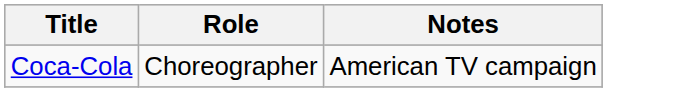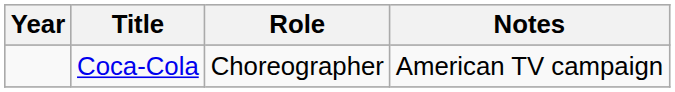+ column: (38, 24)
